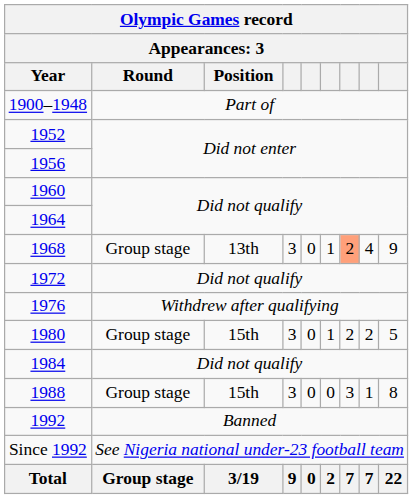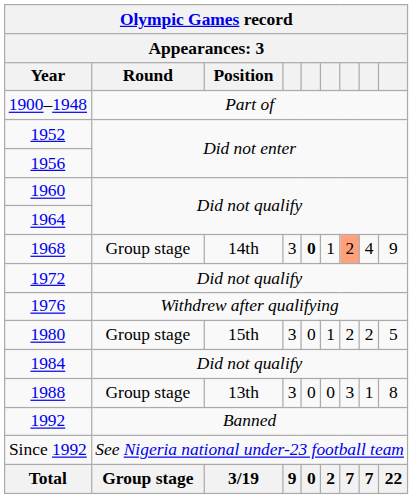(243, 249) 13th -> (243, 249) 14th
(311, 249) normal -> (311, 249) bold
(243, 392) 15th -> (243, 392) 13th
